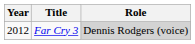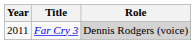(18, 30) 2012 -> (18, 30) 2011
